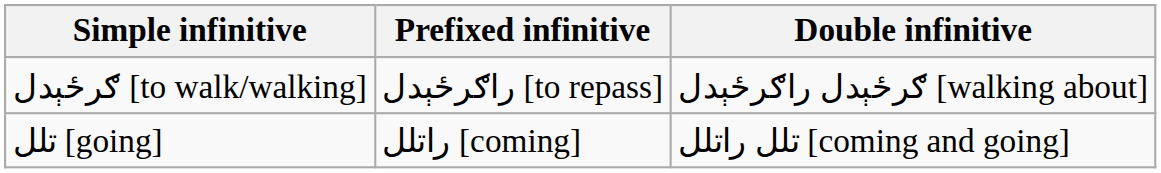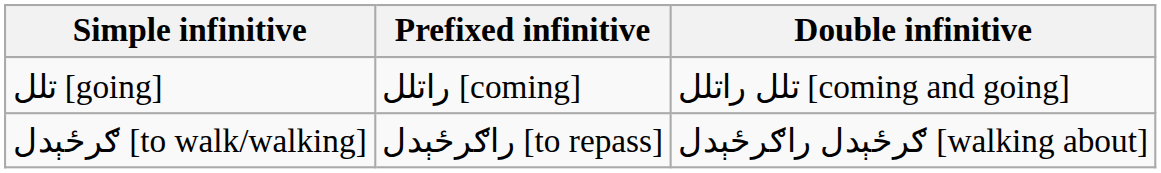rows swapped: (88, 140) <-> (190, 85)
